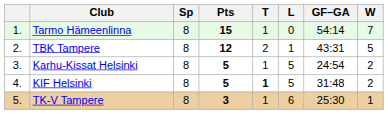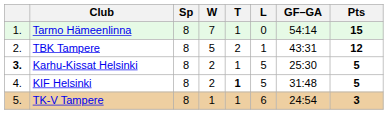columns swapped: (370, 13) <-> (226, 13)
(17, 65) normal -> (17, 65) bold
(331, 65) 24:54 -> (303, 65) 25:30
(331, 100) 25:30 -> (303, 100) 24:54
